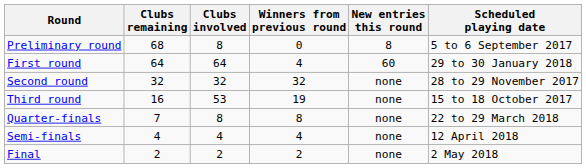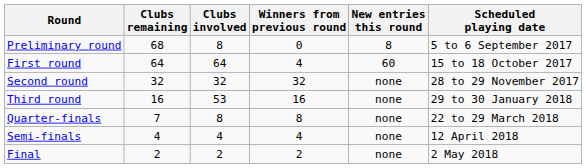(502, 63) 29 to 30 January 2018 -> (502, 63) 15 to 18 October 2017
(299, 99) 19 -> (299, 99) 16
(502, 99) 15 to 18 October 2017 -> (502, 99) 29 to 30 January 2018
